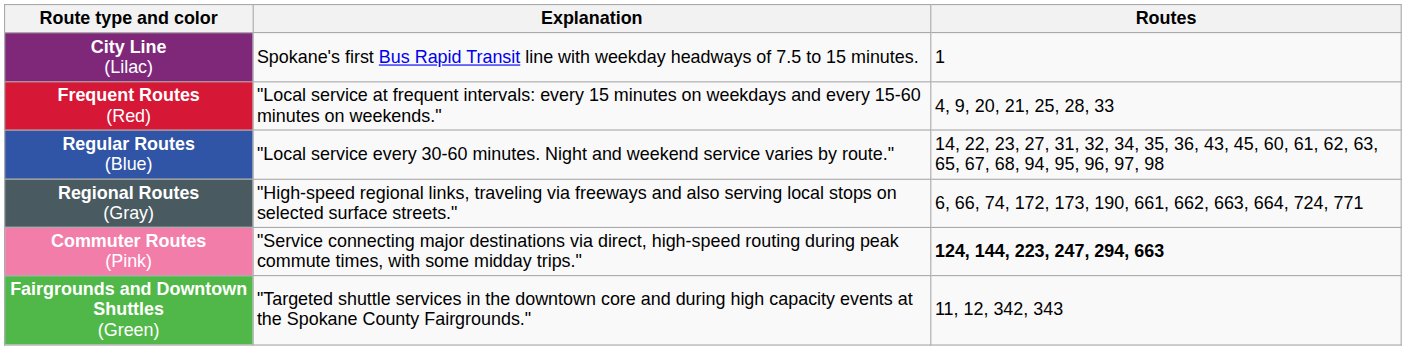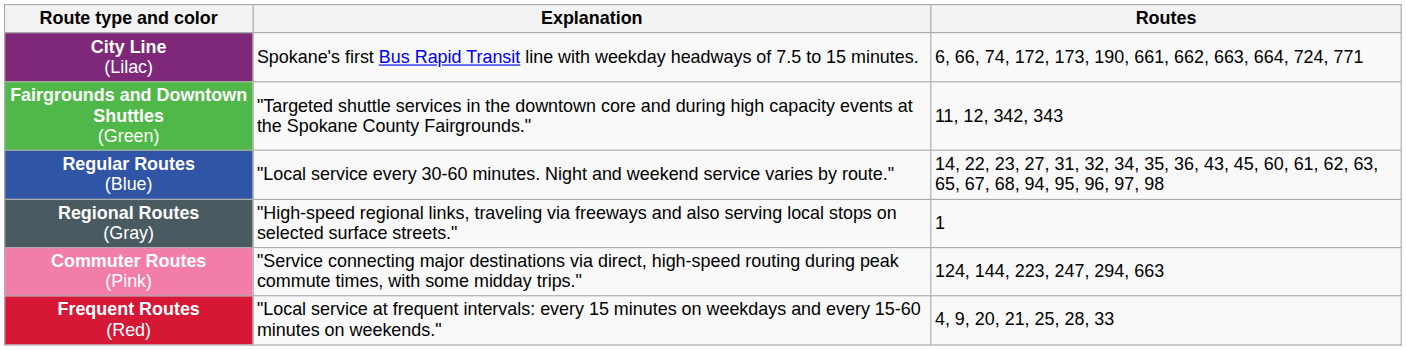(940, 57) 1 -> (1149, 57) 6, 66, 74, 172, 173, 190, 661, 662, 663, 664, 724, 771
rows swapped: (129, 106) <-> (129, 310)
(1149, 202) 6, 66, 74, 172, 173, 190, 661, 662, 663, 664, 724, 771 -> (940, 223) 1
(1050, 251) bold -> (1050, 271) normal
